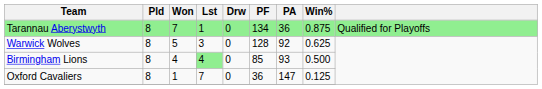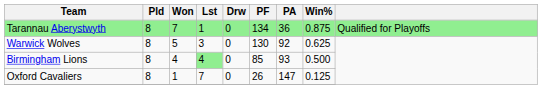(260, 44) 128 -> (260, 44) 130
(258, 76) 36 -> (258, 76) 26
